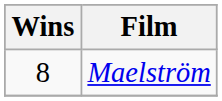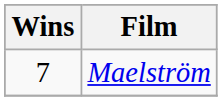(43, 72) 8 -> (43, 72) 7
